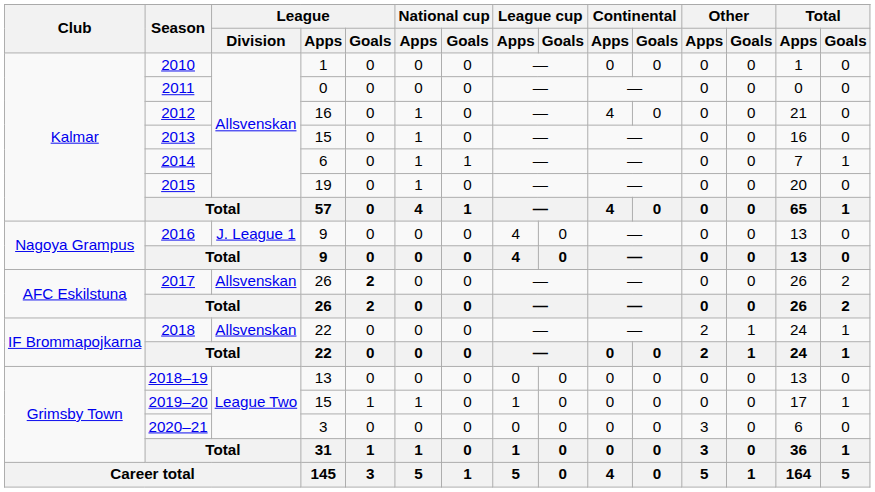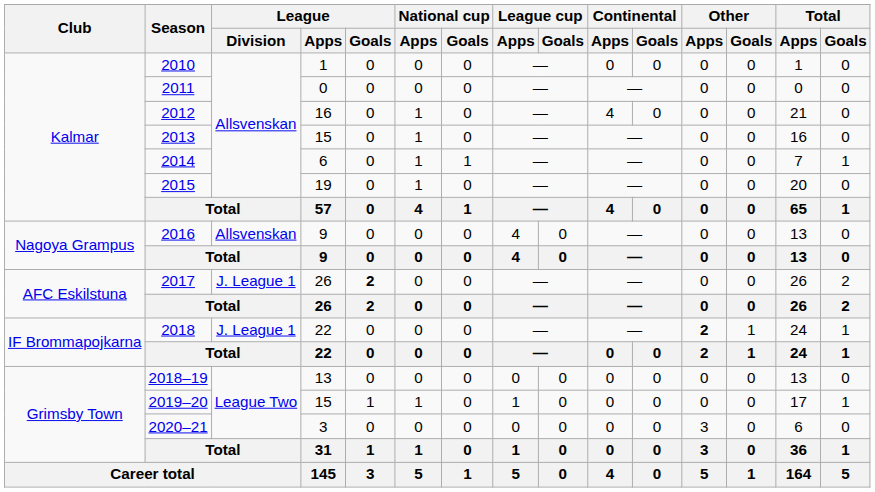(256, 233) J. League 1 -> (256, 233) Allsvenskan
(256, 281) Allsvenskan -> (256, 281) J. League 1
(256, 329) Allsvenskan -> (256, 329) J. League 1
(704, 329) normal -> (704, 329) bold
